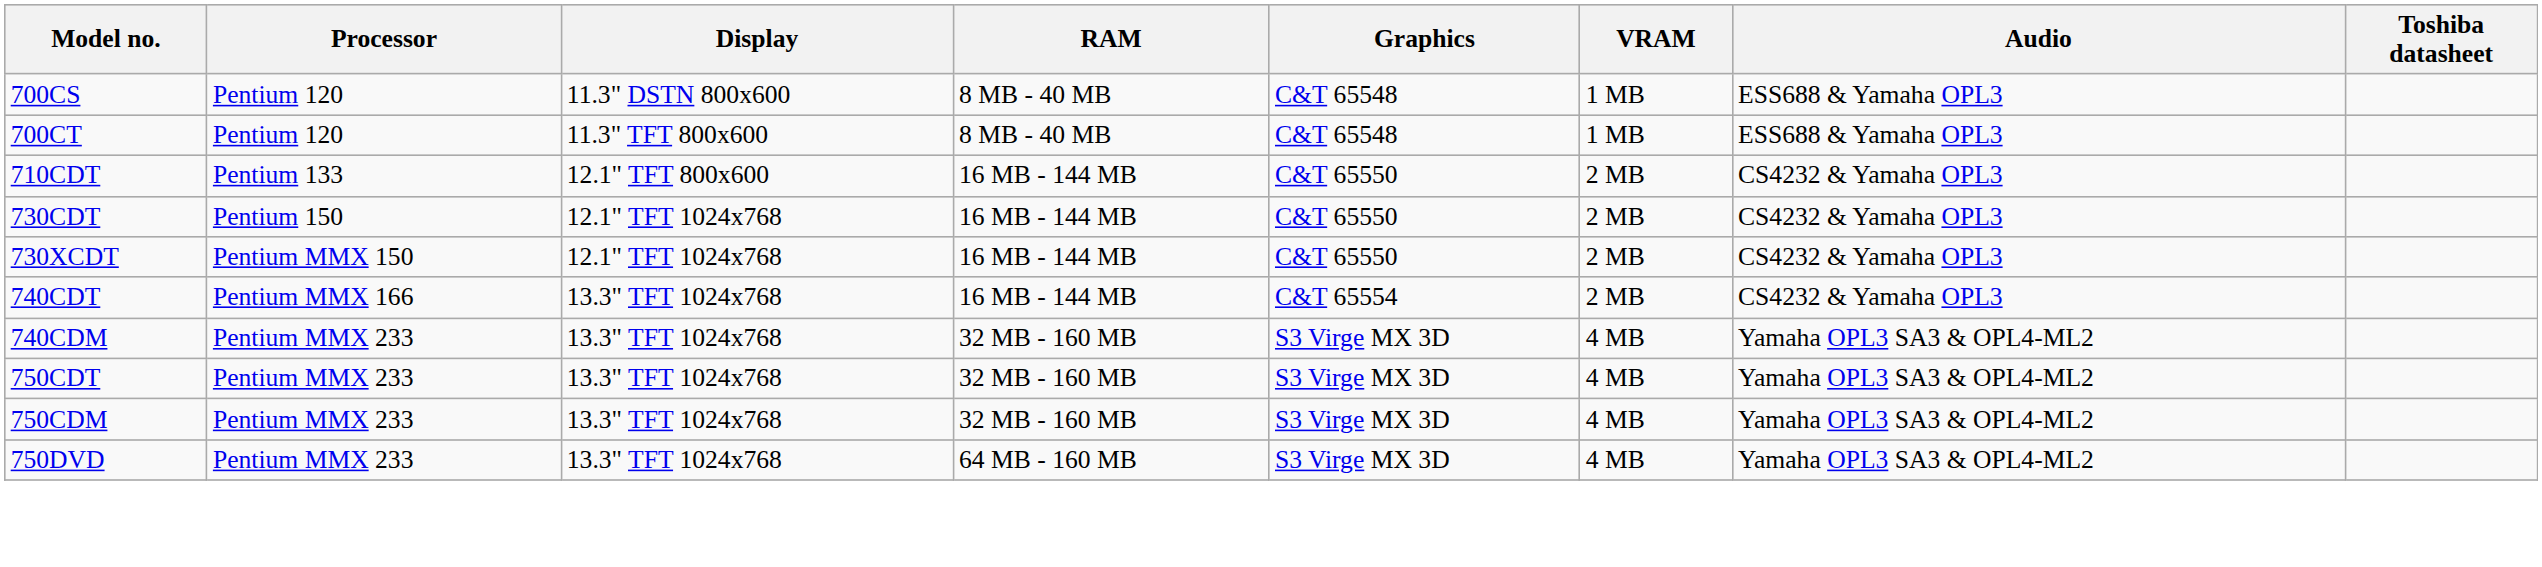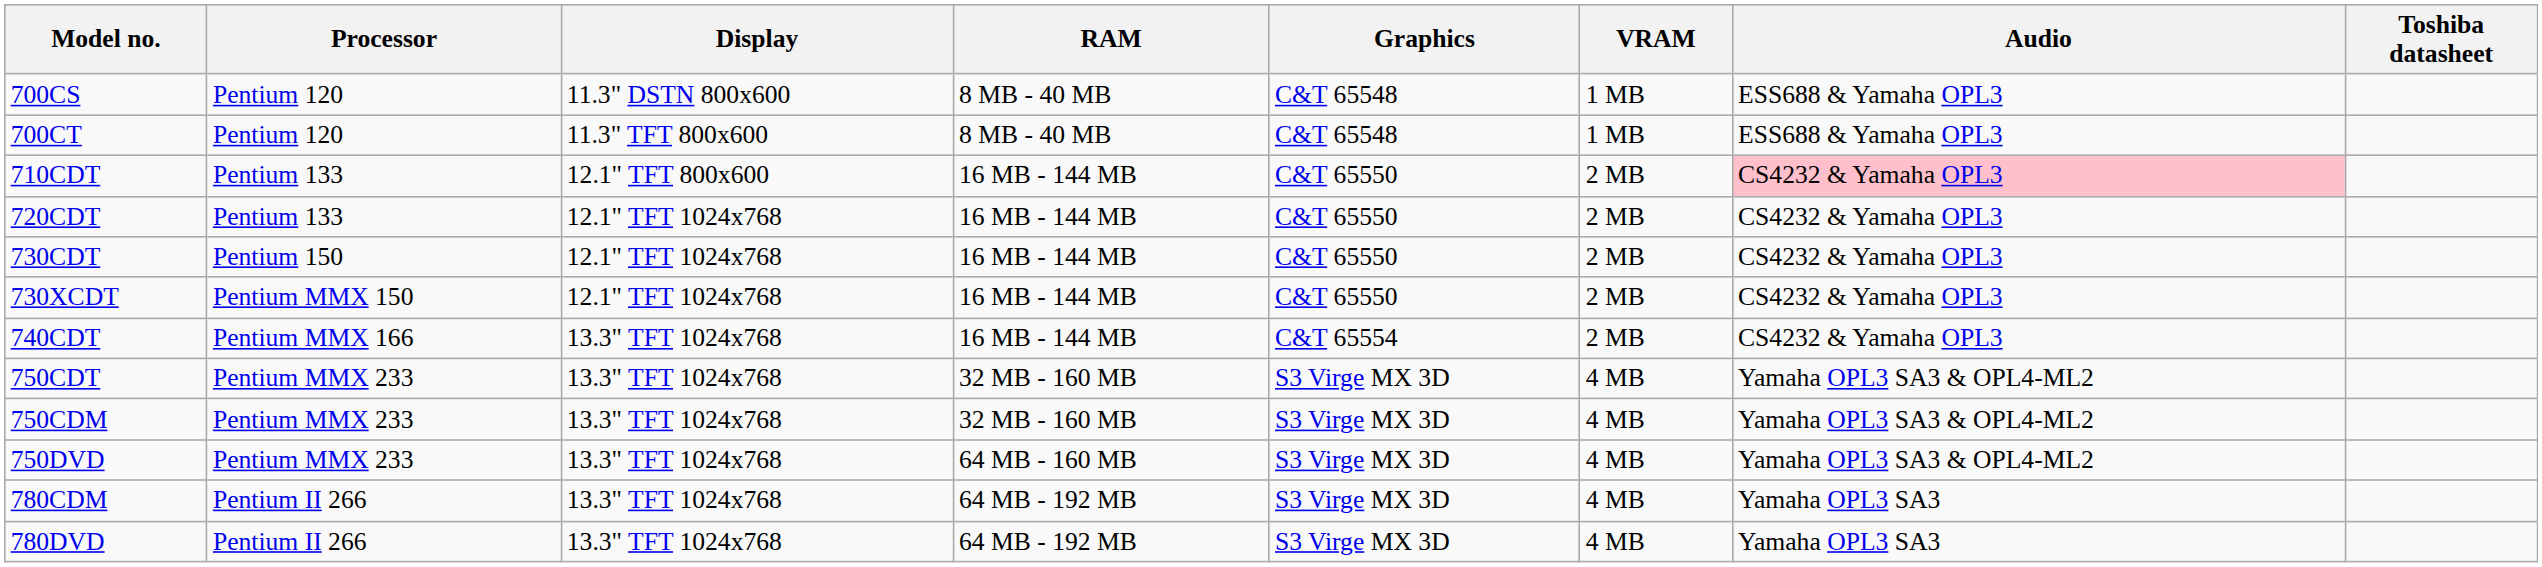(1870, 175) no background -> (1870, 175) pink background
+ row: (56, 216)
- row: (59, 337)
+ row: (59, 500)
+ row: (58, 540)
